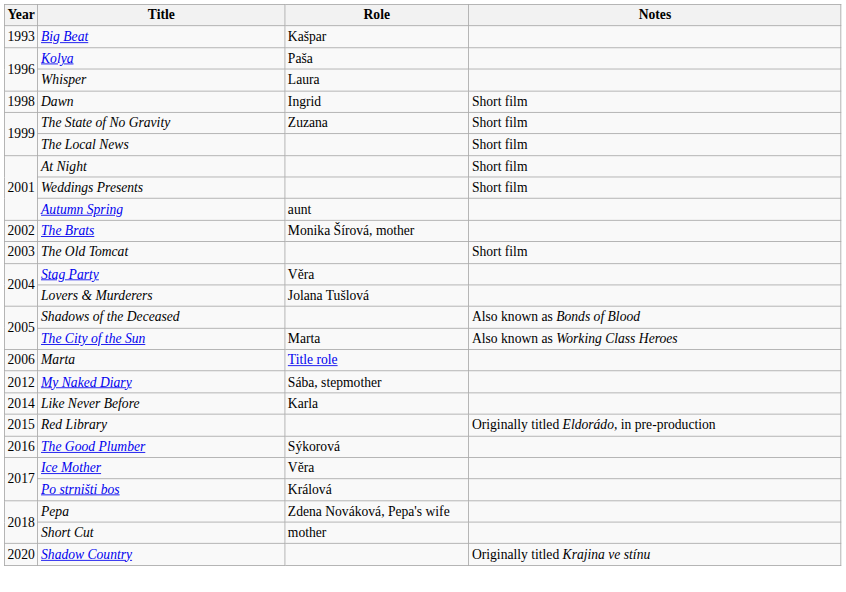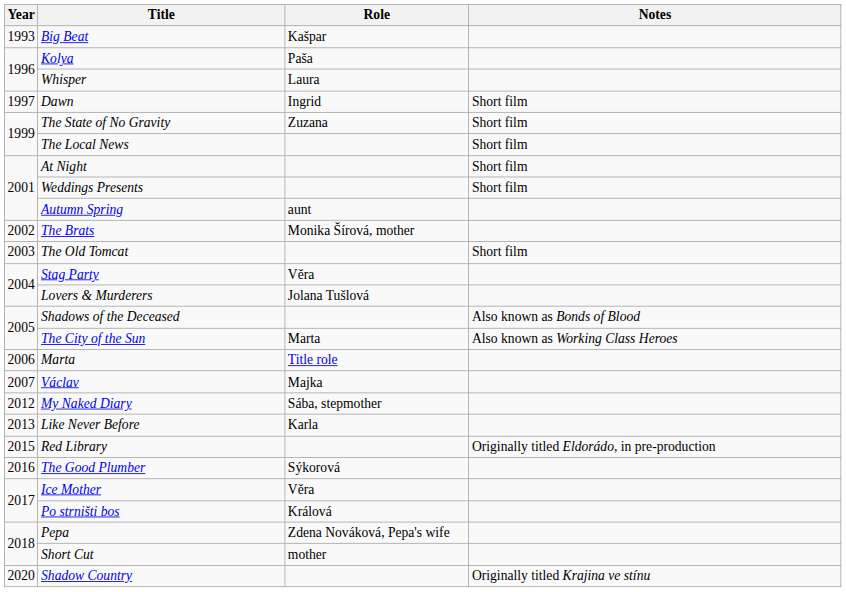(21, 101) 1998 -> (21, 101) 1997
+ row: (60, 381)
(21, 403) 2014 -> (21, 425) 2013
